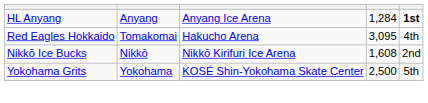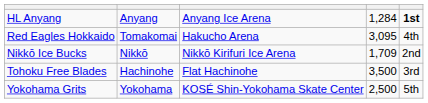(383, 54) 1,608 -> (383, 54) 1,709
+ row: (57, 71)
